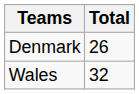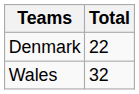(99, 46) 26 -> (99, 46) 22
